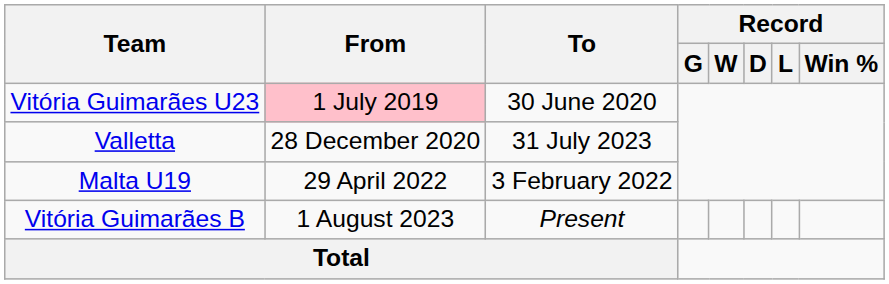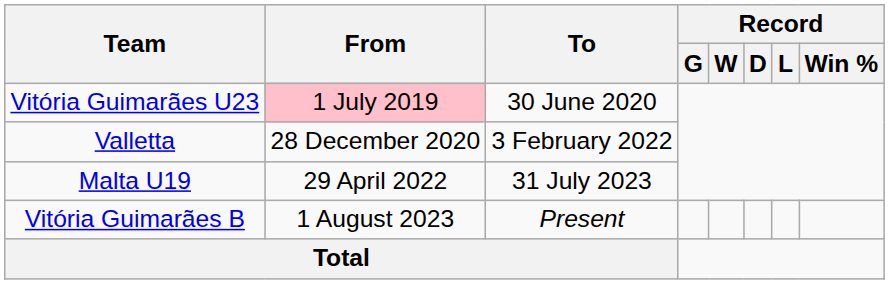(582, 141) 31 July 2023 -> (582, 141) 3 February 2022
(582, 180) 3 February 2022 -> (582, 180) 31 July 2023
